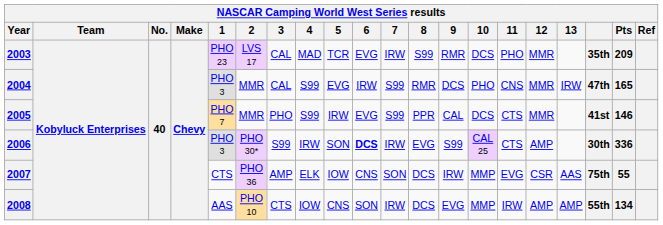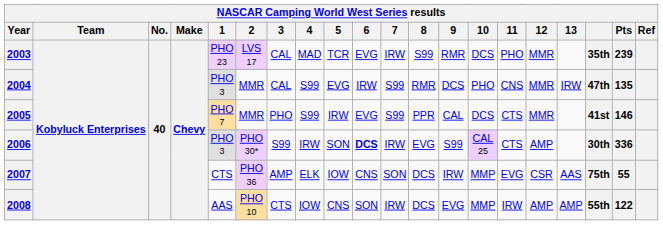(624, 55) 209 -> (624, 55) 239
(624, 85) 165 -> (624, 85) 135
(624, 205) 134 -> (624, 205) 122
